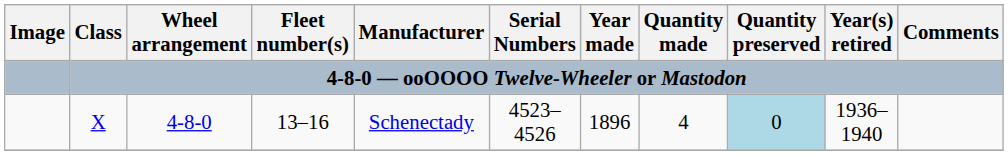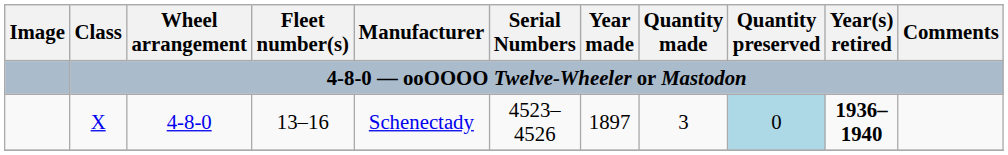(610, 122) 1896 -> (610, 122) 1897
(683, 122) 4 -> (683, 122) 3
(862, 122) normal -> (862, 122) bold
